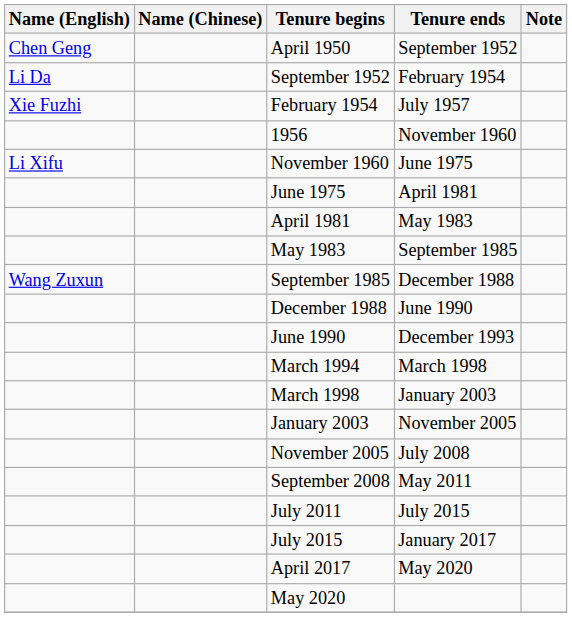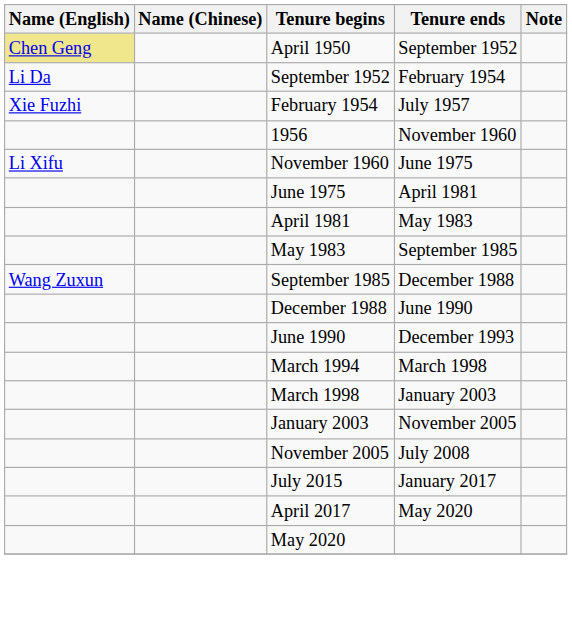(50, 47) no background -> (50, 47) khaki background
- row: (330, 481)
- row: (306, 510)
